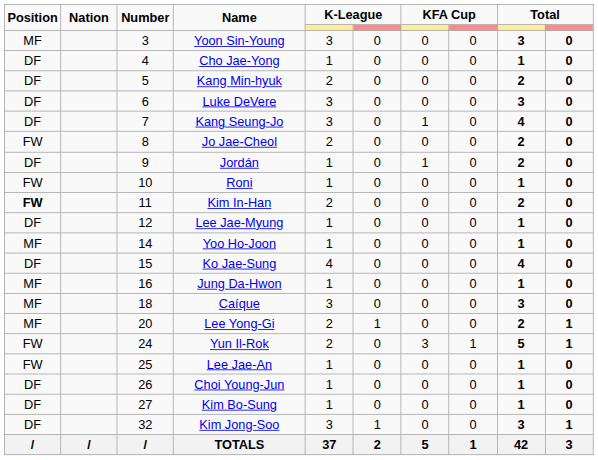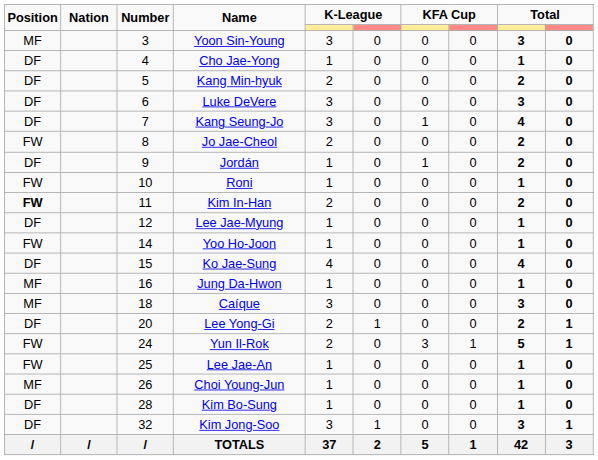(33, 243) MF -> (33, 243) FW
(33, 324) MF -> (33, 324) DF
(33, 384) DF -> (33, 384) MF
(145, 405) 27 -> (145, 405) 28
